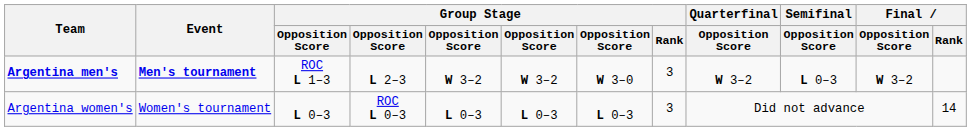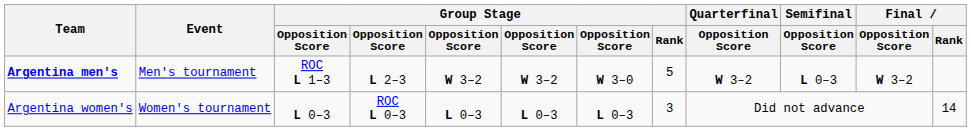(198, 73) bold -> (198, 73) normal
(670, 73) 3 -> (670, 73) 5
